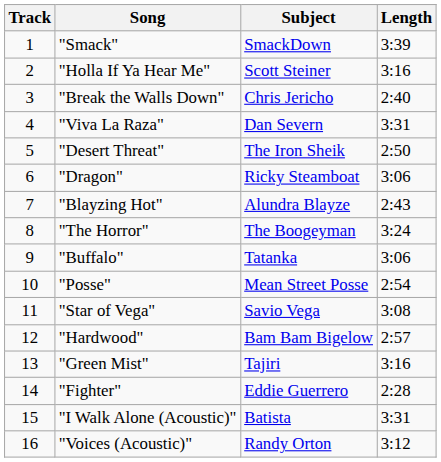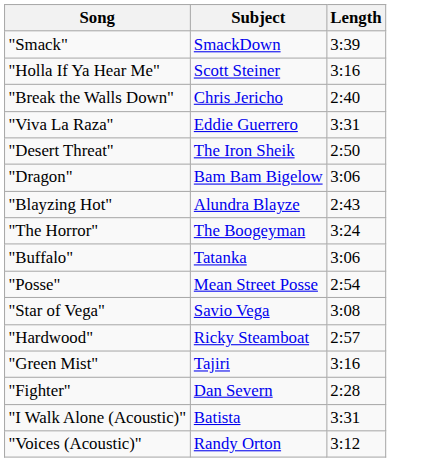- column: (30, 17)
(284, 124) Dan Severn -> (246, 124) Eddie Guerrero
(302, 177) Ricky Steamboat -> (258, 177) Bam Bam Bigelow
(309, 337) Bam Bam Bigelow -> (251, 337) Ricky Steamboat
(296, 390) Eddie Guerrero -> (233, 390) Dan Severn
